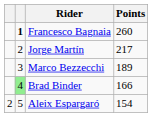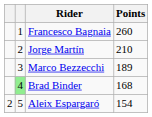(20, 31) bold -> (20, 31) normal
(124, 49) 217 -> (124, 49) 210
(124, 85) 166 -> (124, 85) 168
